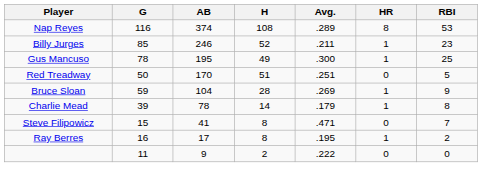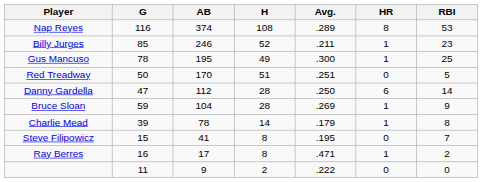+ row: (58, 91)
(325, 122) .471 -> (325, 138) .195
(325, 138) .195 -> (325, 153) .471
